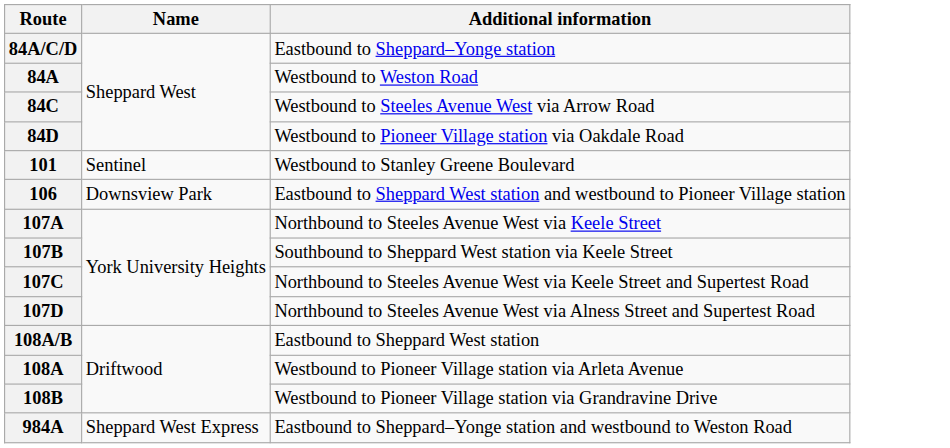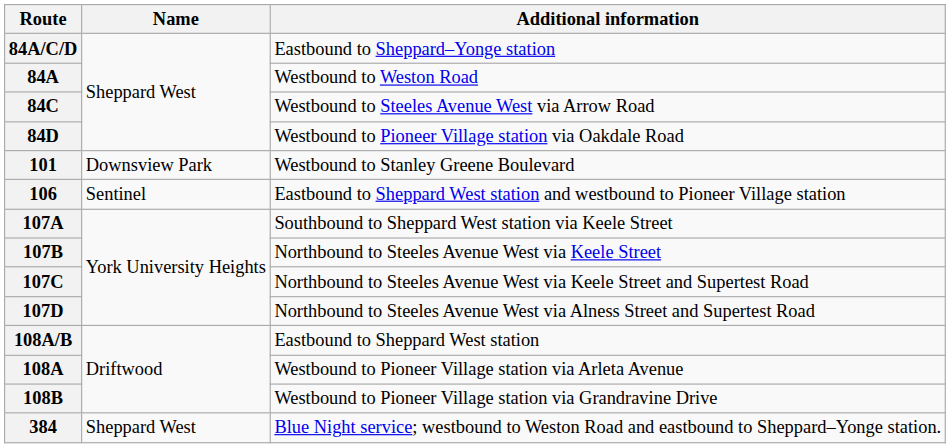(116, 164) Sentinel -> (149, 164) Downsview Park
(149, 194) Downsview Park -> (116, 194) Sentinel
(468, 223) Northbound to Steeles Avenue West via Keele Street -> (474, 223) Southbound to Sheppard West station via Keele Street
(474, 252) Southbound to Sheppard West station via Keele Street -> (468, 252) Northbound to Steeles Avenue West via Keele Street
- row: (43, 427)
+ row: (43, 427)
